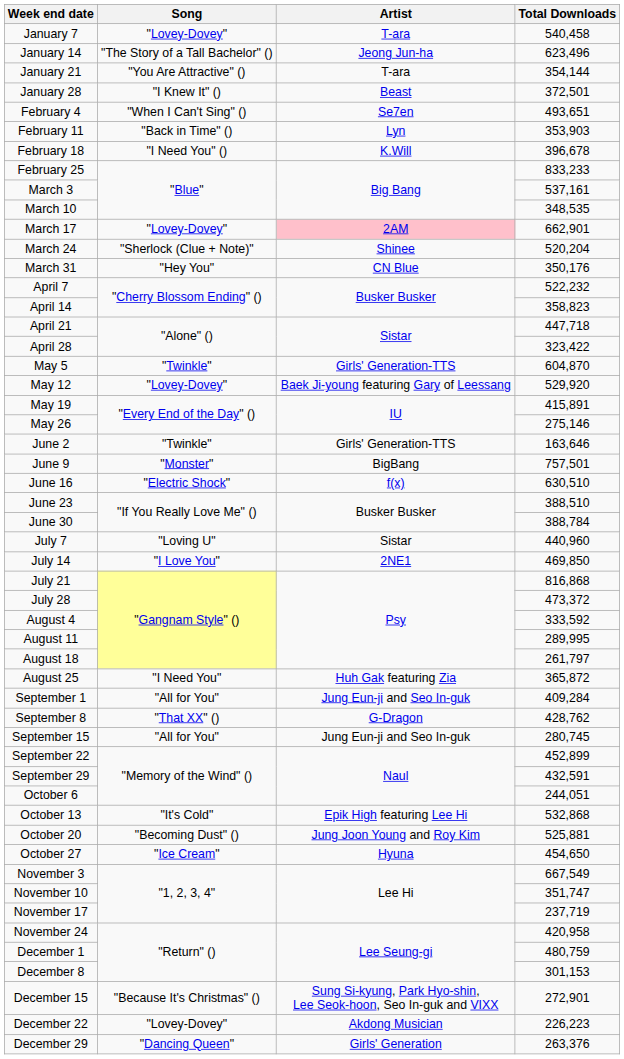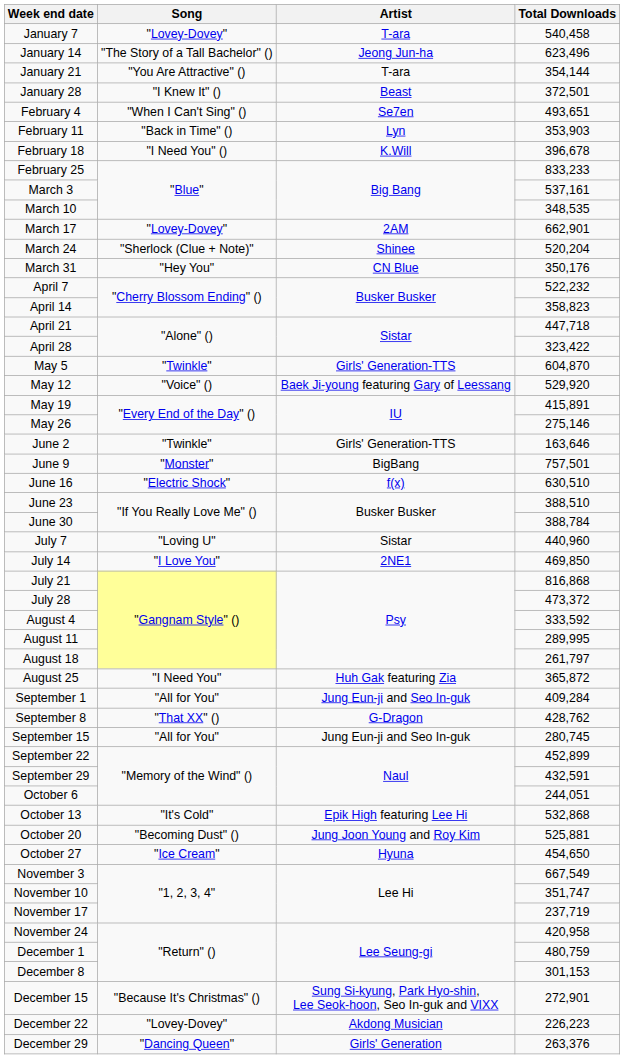(396, 229) pink background -> (396, 229) no background
(187, 385) "Lovey-Dovey" -> (187, 385) "Voice" ()
